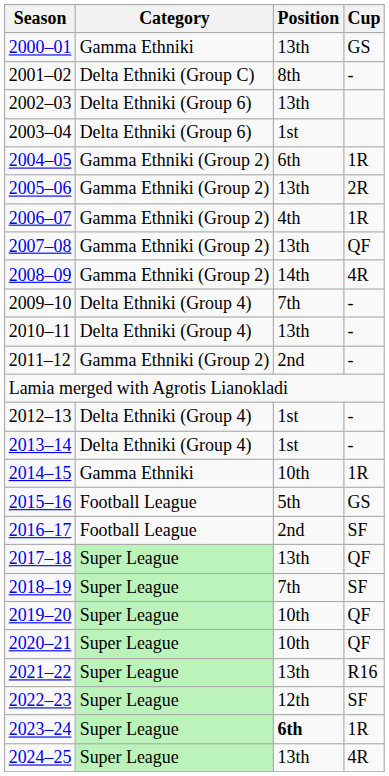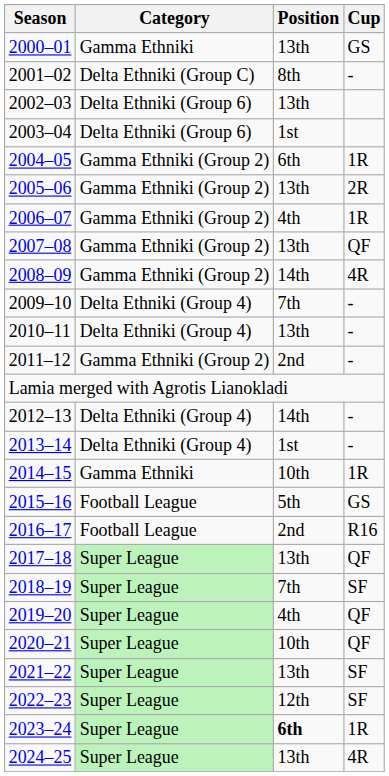(288, 416) 1st -> (293, 416) 14th
(358, 530) SF -> (362, 530) R16
(293, 615) 10th -> (289, 615) 4th
(362, 672) R16 -> (358, 672) SF
